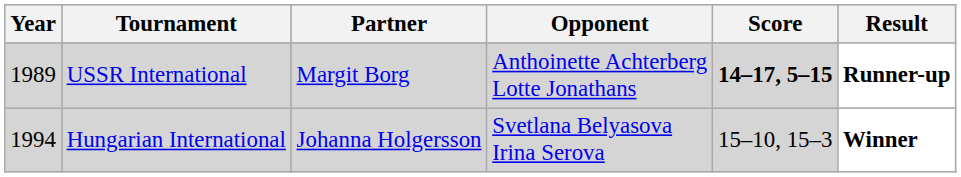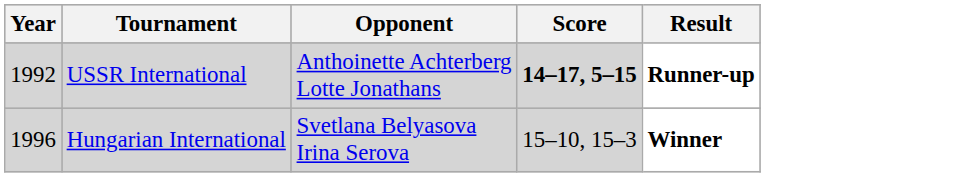- column: (389, 23)
(33, 75) 1989 -> (33, 75) 1992
(33, 139) 1994 -> (33, 139) 1996
